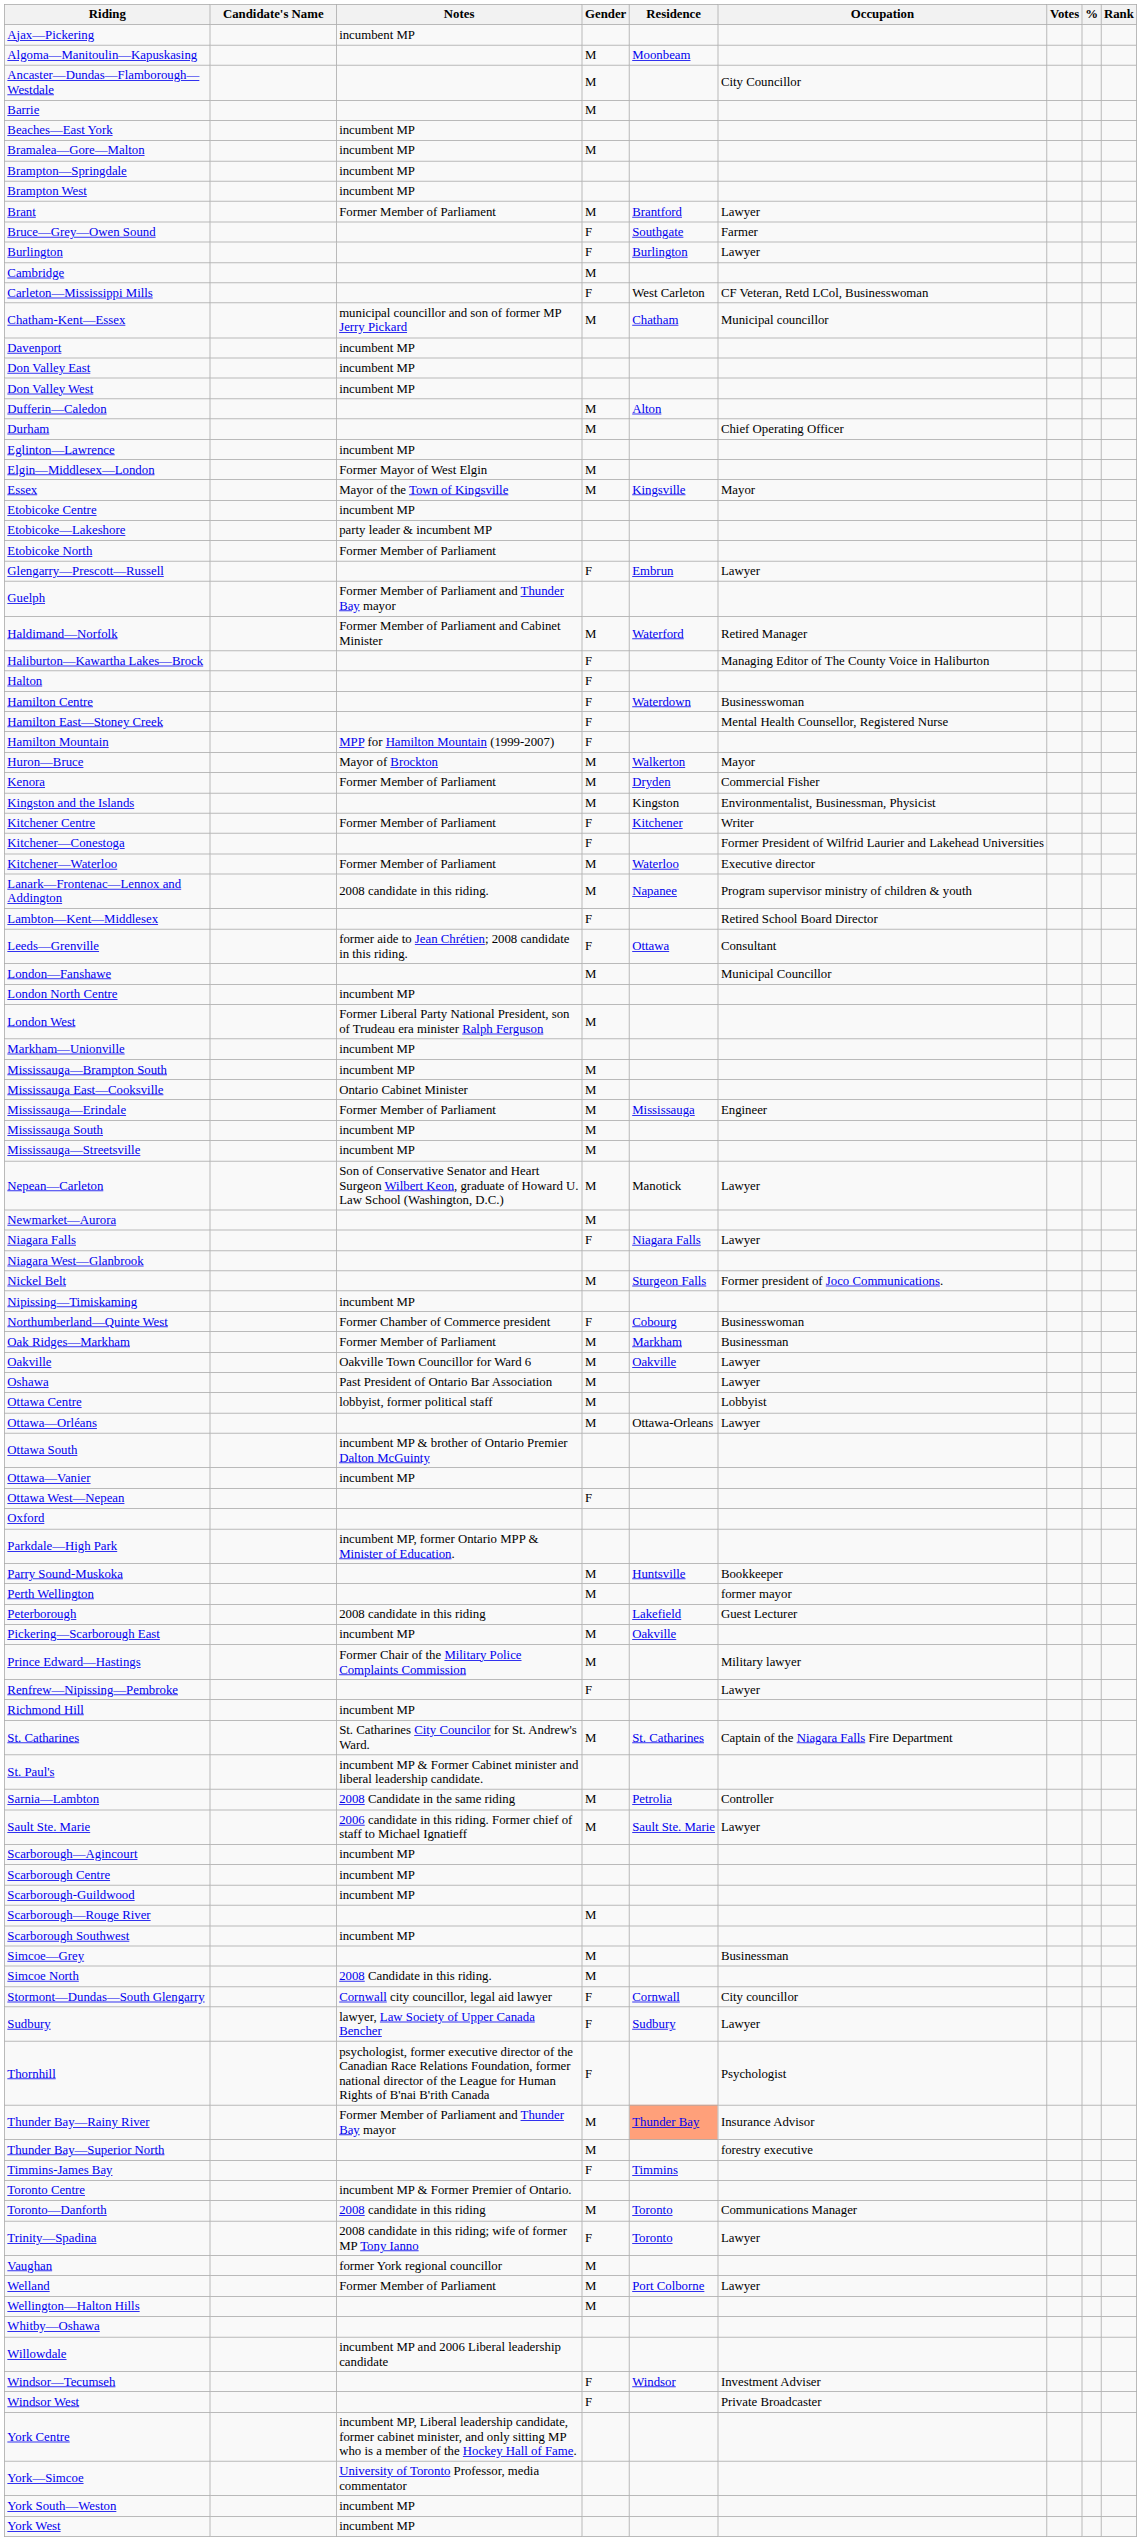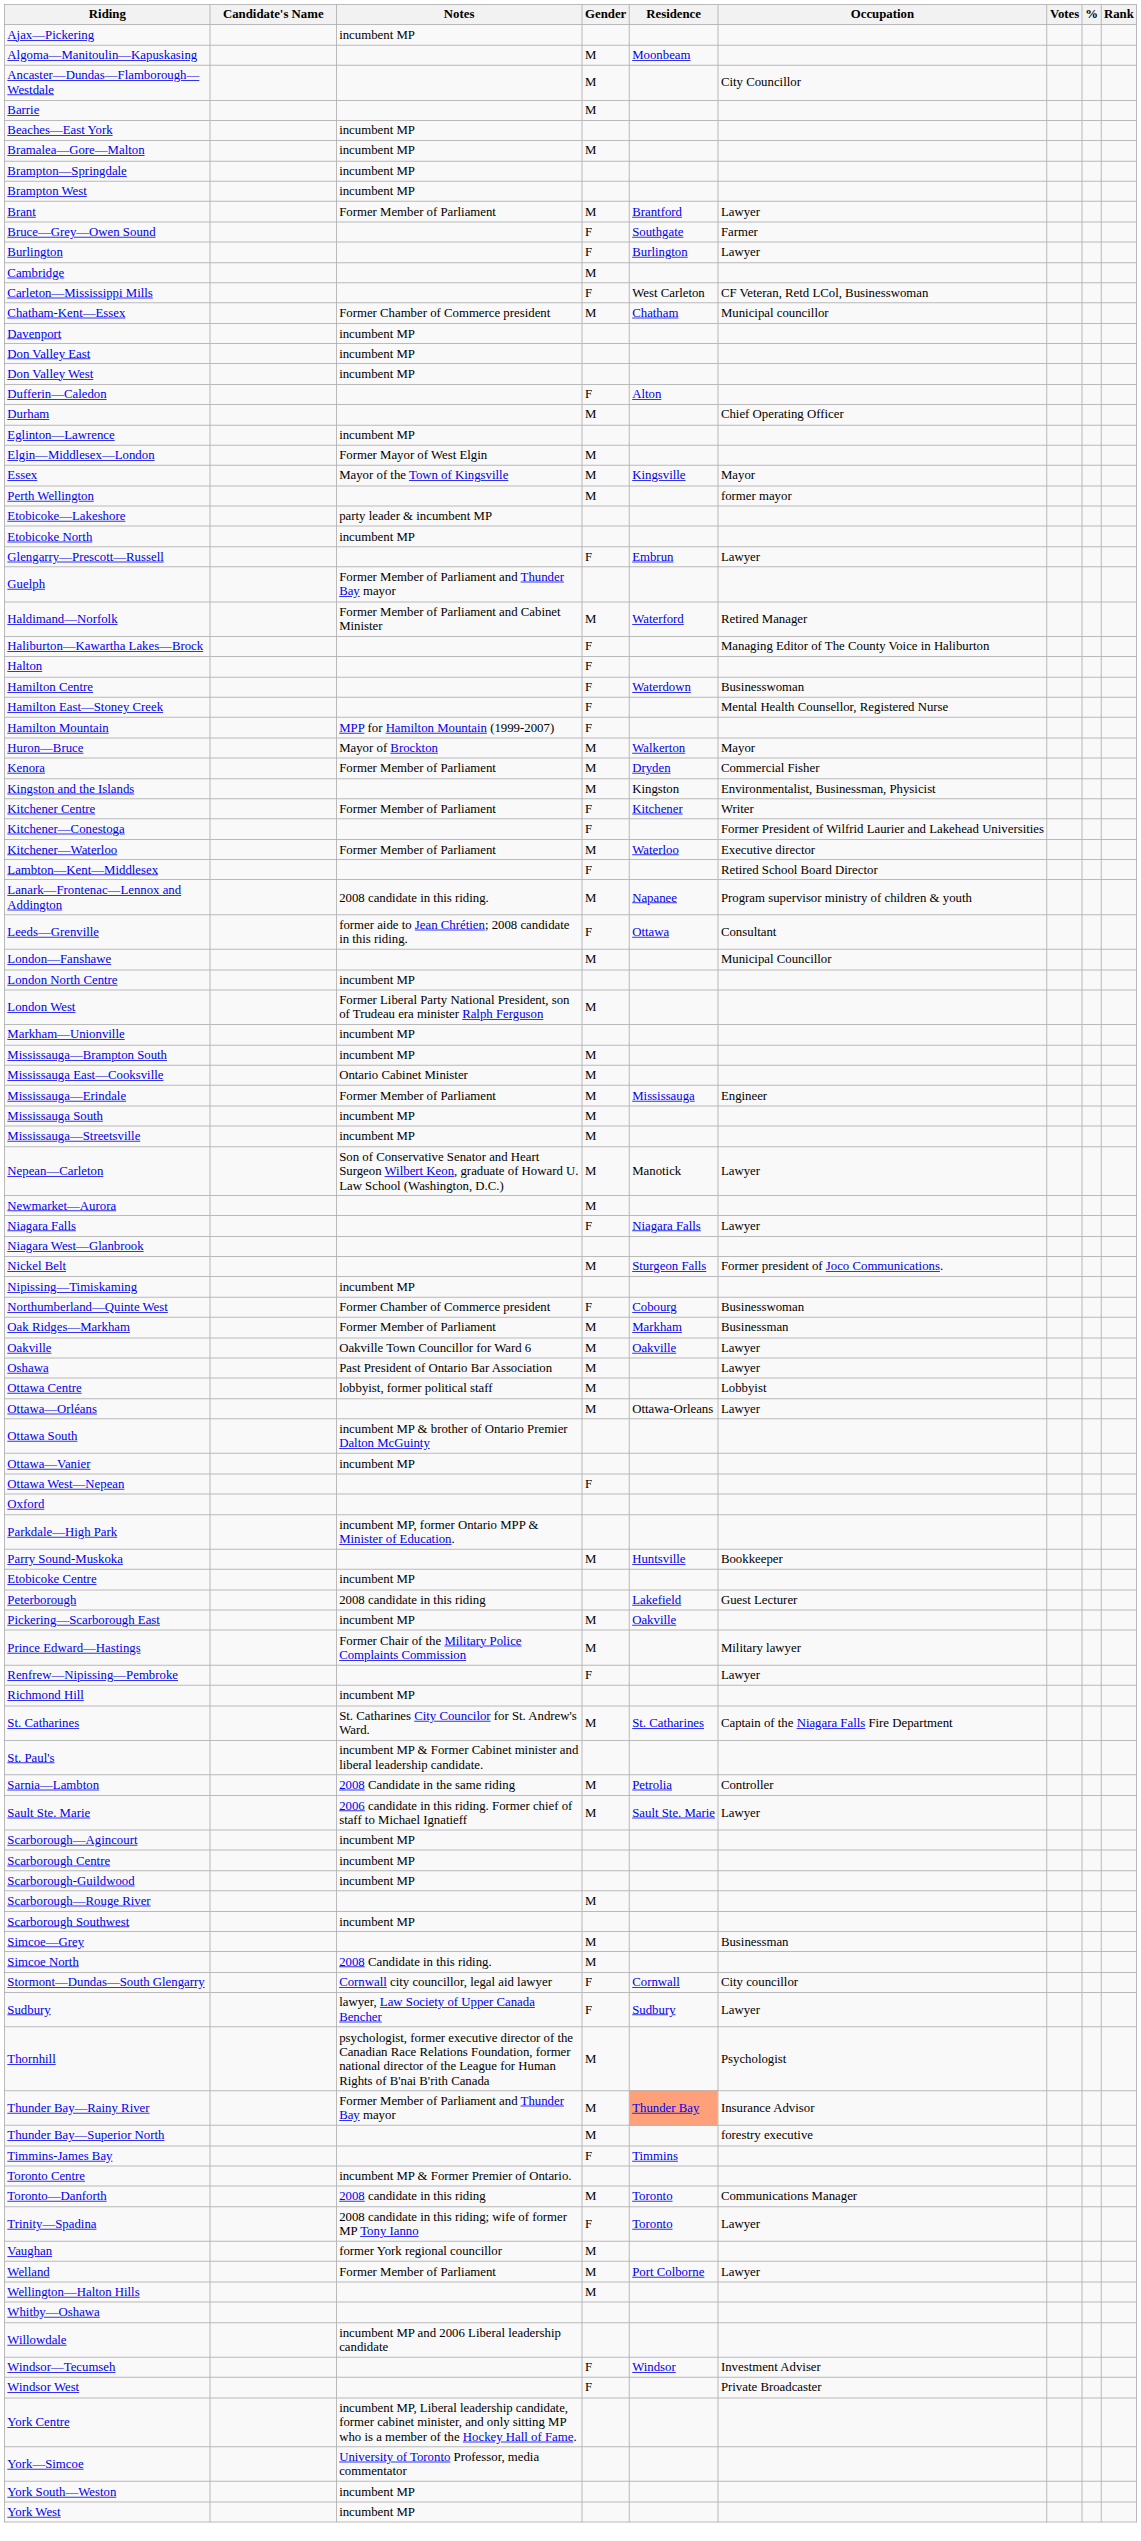(450, 320) municipal councillor and son of former MP Jerry Pickard -> (445, 313) Former Chamber of Commerce president
(591, 408) M -> (589, 394) F
rows swapped: (52, 510) <-> (51, 1594)
(418, 550) Former Member of Parliament -> (377, 536) incumbent MP
rows swapped: (83, 918) <-> (94, 891)
(589, 2073) F -> (591, 2058) M
